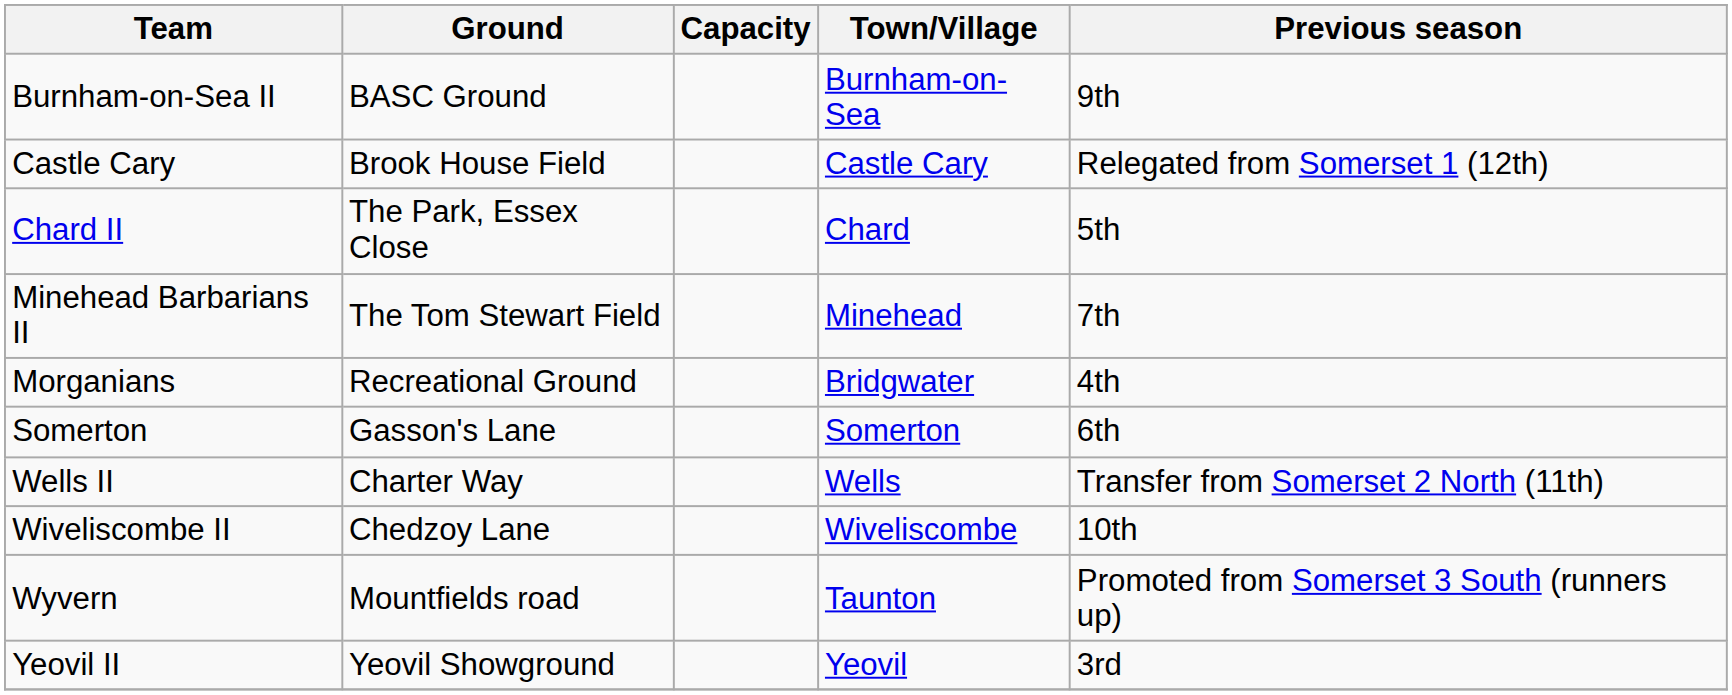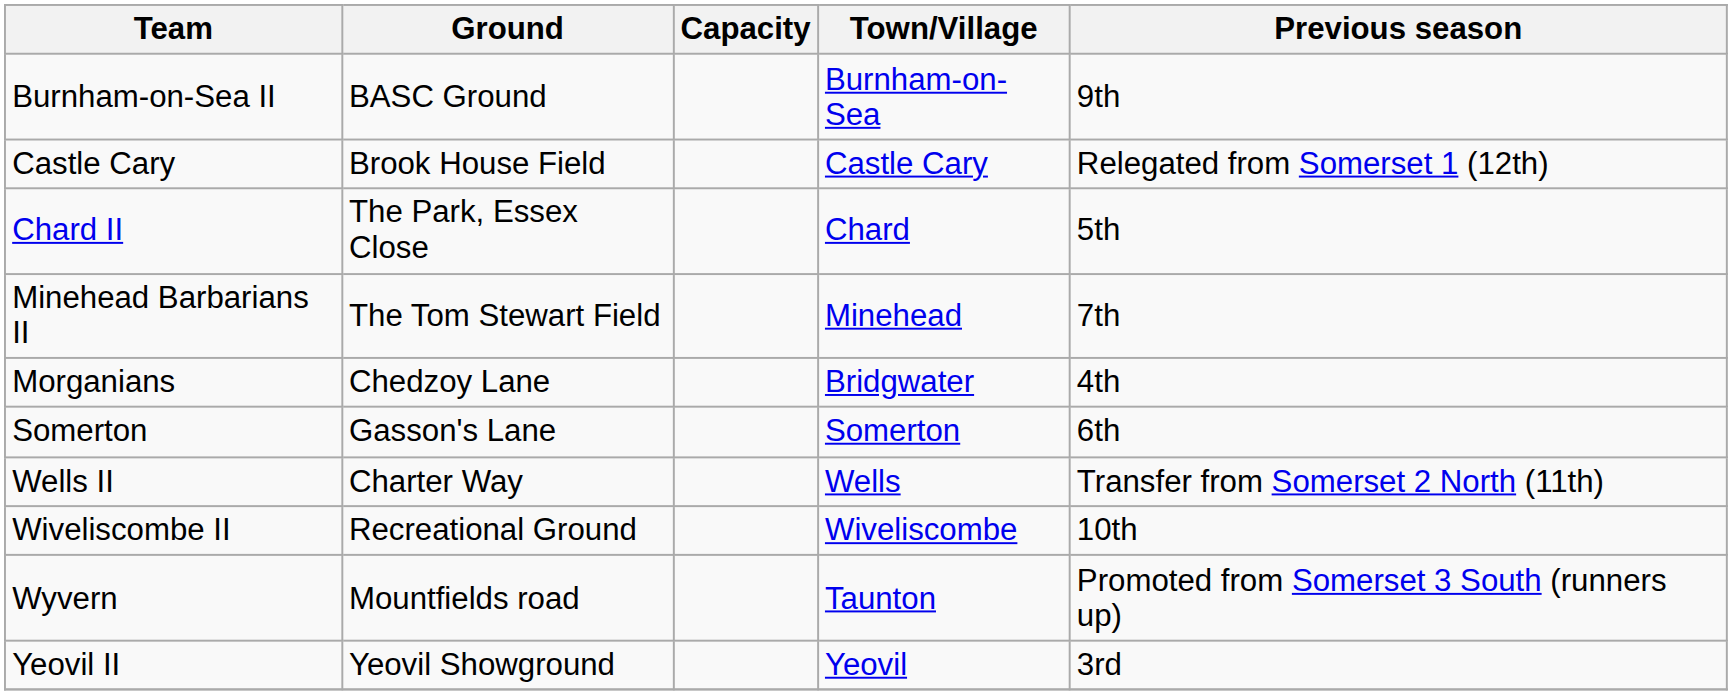(493, 381) Recreational Ground -> (450, 381) Chedzoy Lane
(450, 530) Chedzoy Lane -> (493, 530) Recreational Ground
